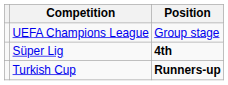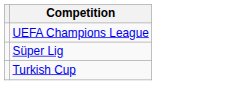- column: (187, 13)
